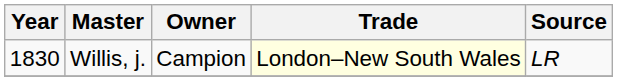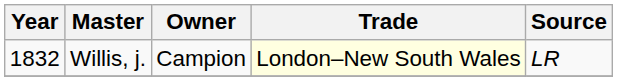(35, 57) 1830 -> (35, 57) 1832
